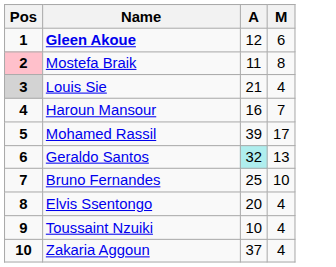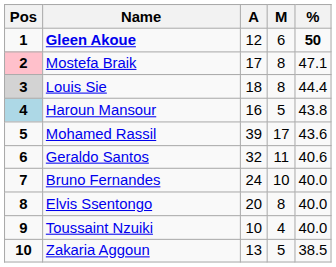+ column: (313, 17)
(254, 63) 11 -> (254, 63) 17
(254, 87) 21 -> (254, 87) 18
(281, 87) 4 -> (281, 87) 8
(23, 110) no background -> (23, 110) lightblue background
(281, 110) 7 -> (281, 110) 5
(254, 157) paleturquoise background -> (254, 157) no background
(281, 157) 13 -> (281, 157) 11
(254, 181) 25 -> (254, 181) 24
(281, 204) 4 -> (281, 204) 8
(254, 251) 37 -> (254, 251) 13
(281, 251) 4 -> (281, 251) 5
